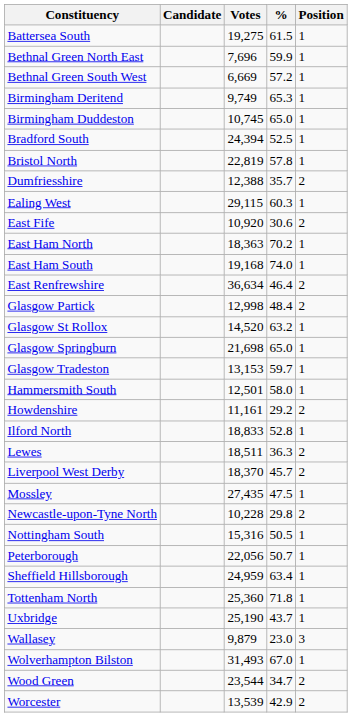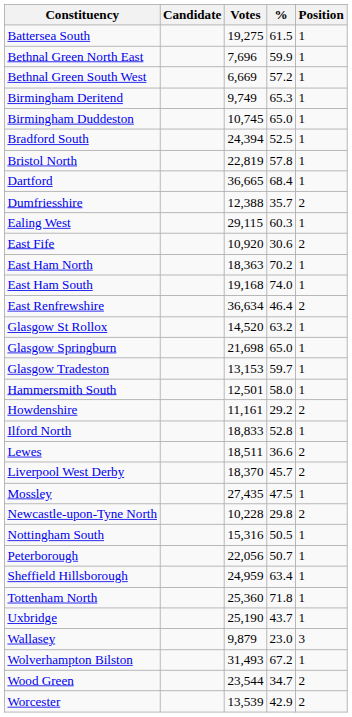+ row: (30, 181)
- row: (51, 306)
(281, 451) 36.3 -> (281, 451) 36.6
(281, 659) 67.0 -> (281, 659) 67.2
